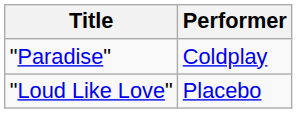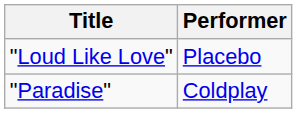rows swapped: (60, 56) <-> (91, 90)
